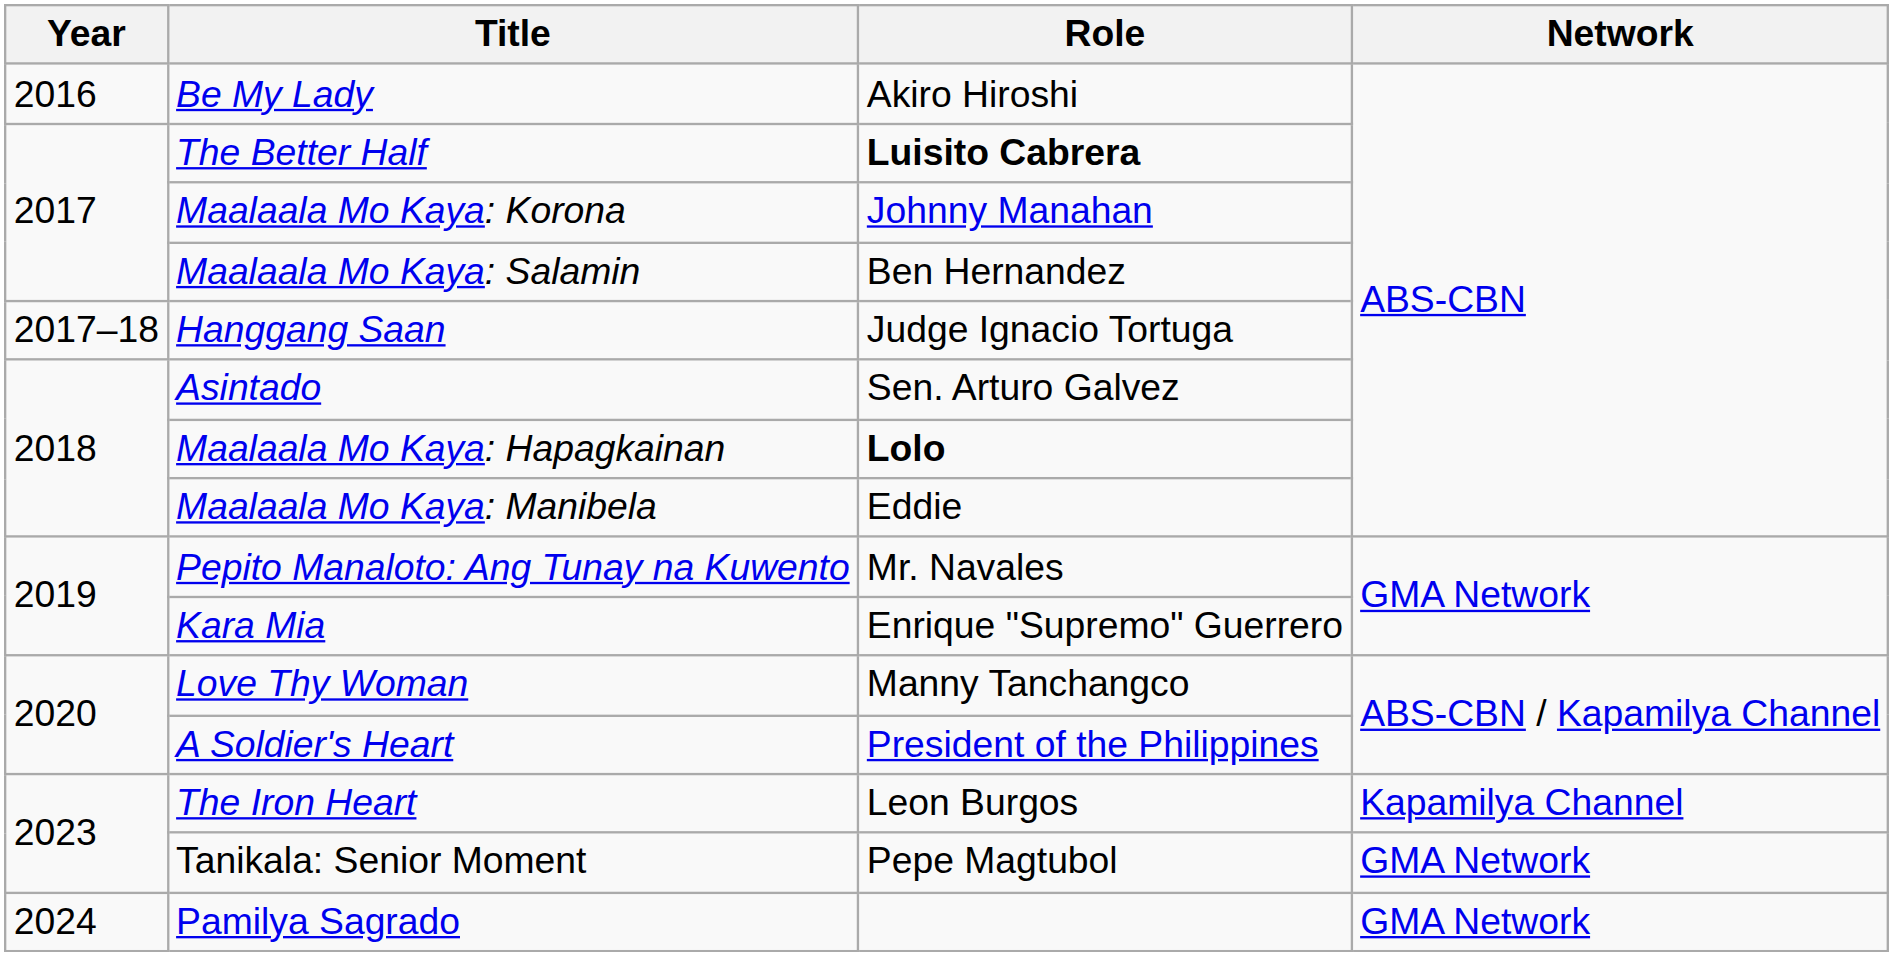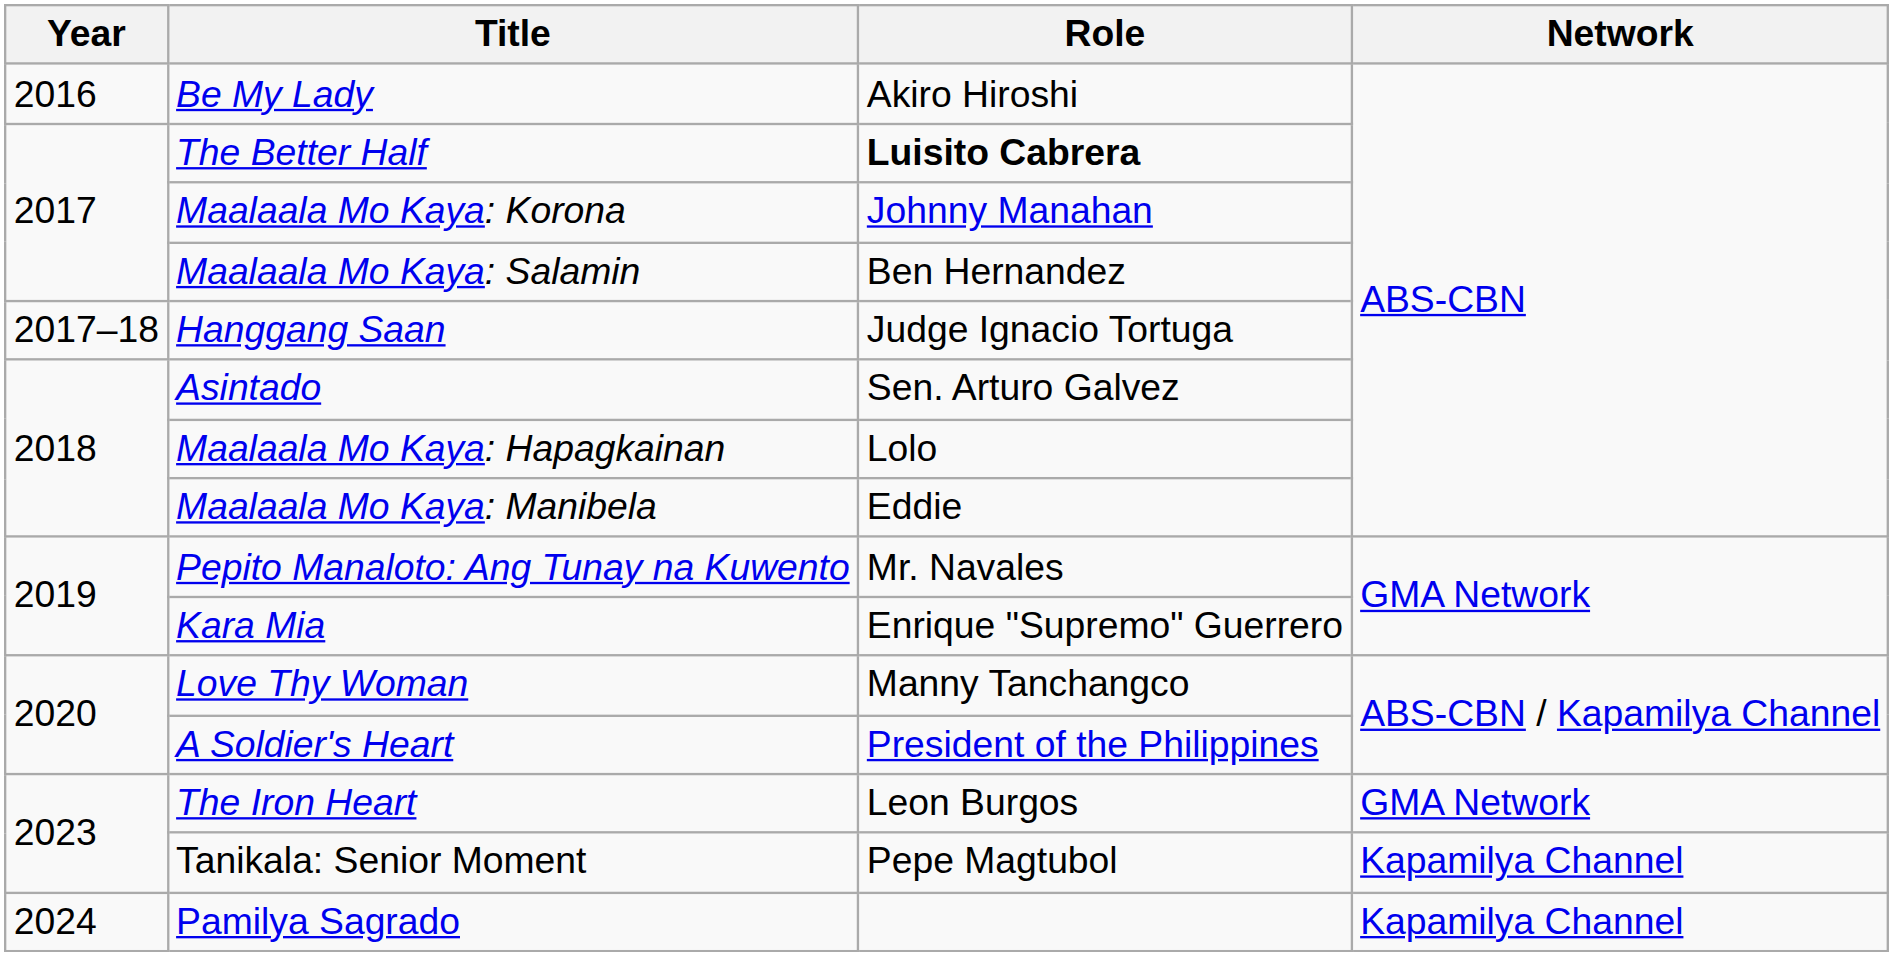(906, 447) bold -> (902, 447) normal
(1522, 802) Kapamilya Channel -> (1475, 802) GMA Network
(1475, 861) GMA Network -> (1522, 861) Kapamilya Channel
(1475, 920) GMA Network -> (1522, 920) Kapamilya Channel
